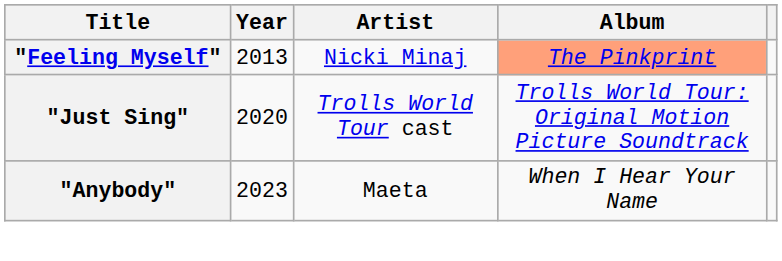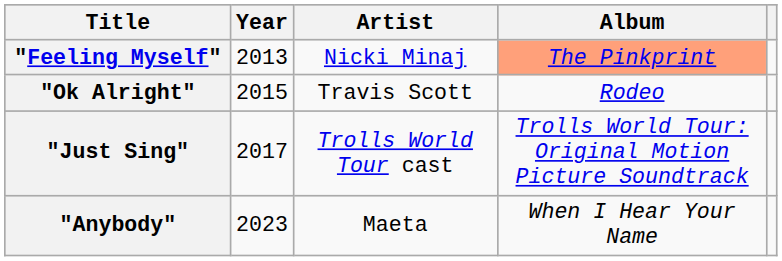+ row: (118, 93)
(262, 118) 2020 -> (262, 153) 2017
